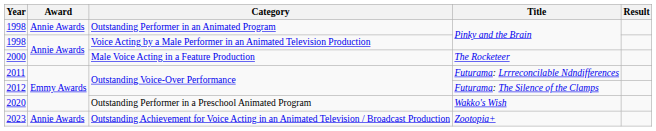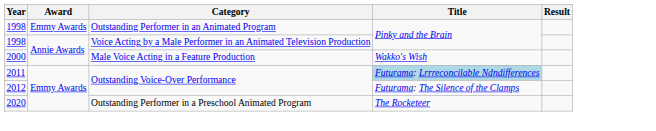(57, 27) Annie Awards -> (58, 27) Emmy Awards
(482, 57) The Rocketeer -> (401, 57) Wakko's Wish
(537, 73) no background -> (457, 73) lightblue background
(480, 103) Wakko's Wish -> (402, 103) The Rocketeer
- row: (16, 118)
